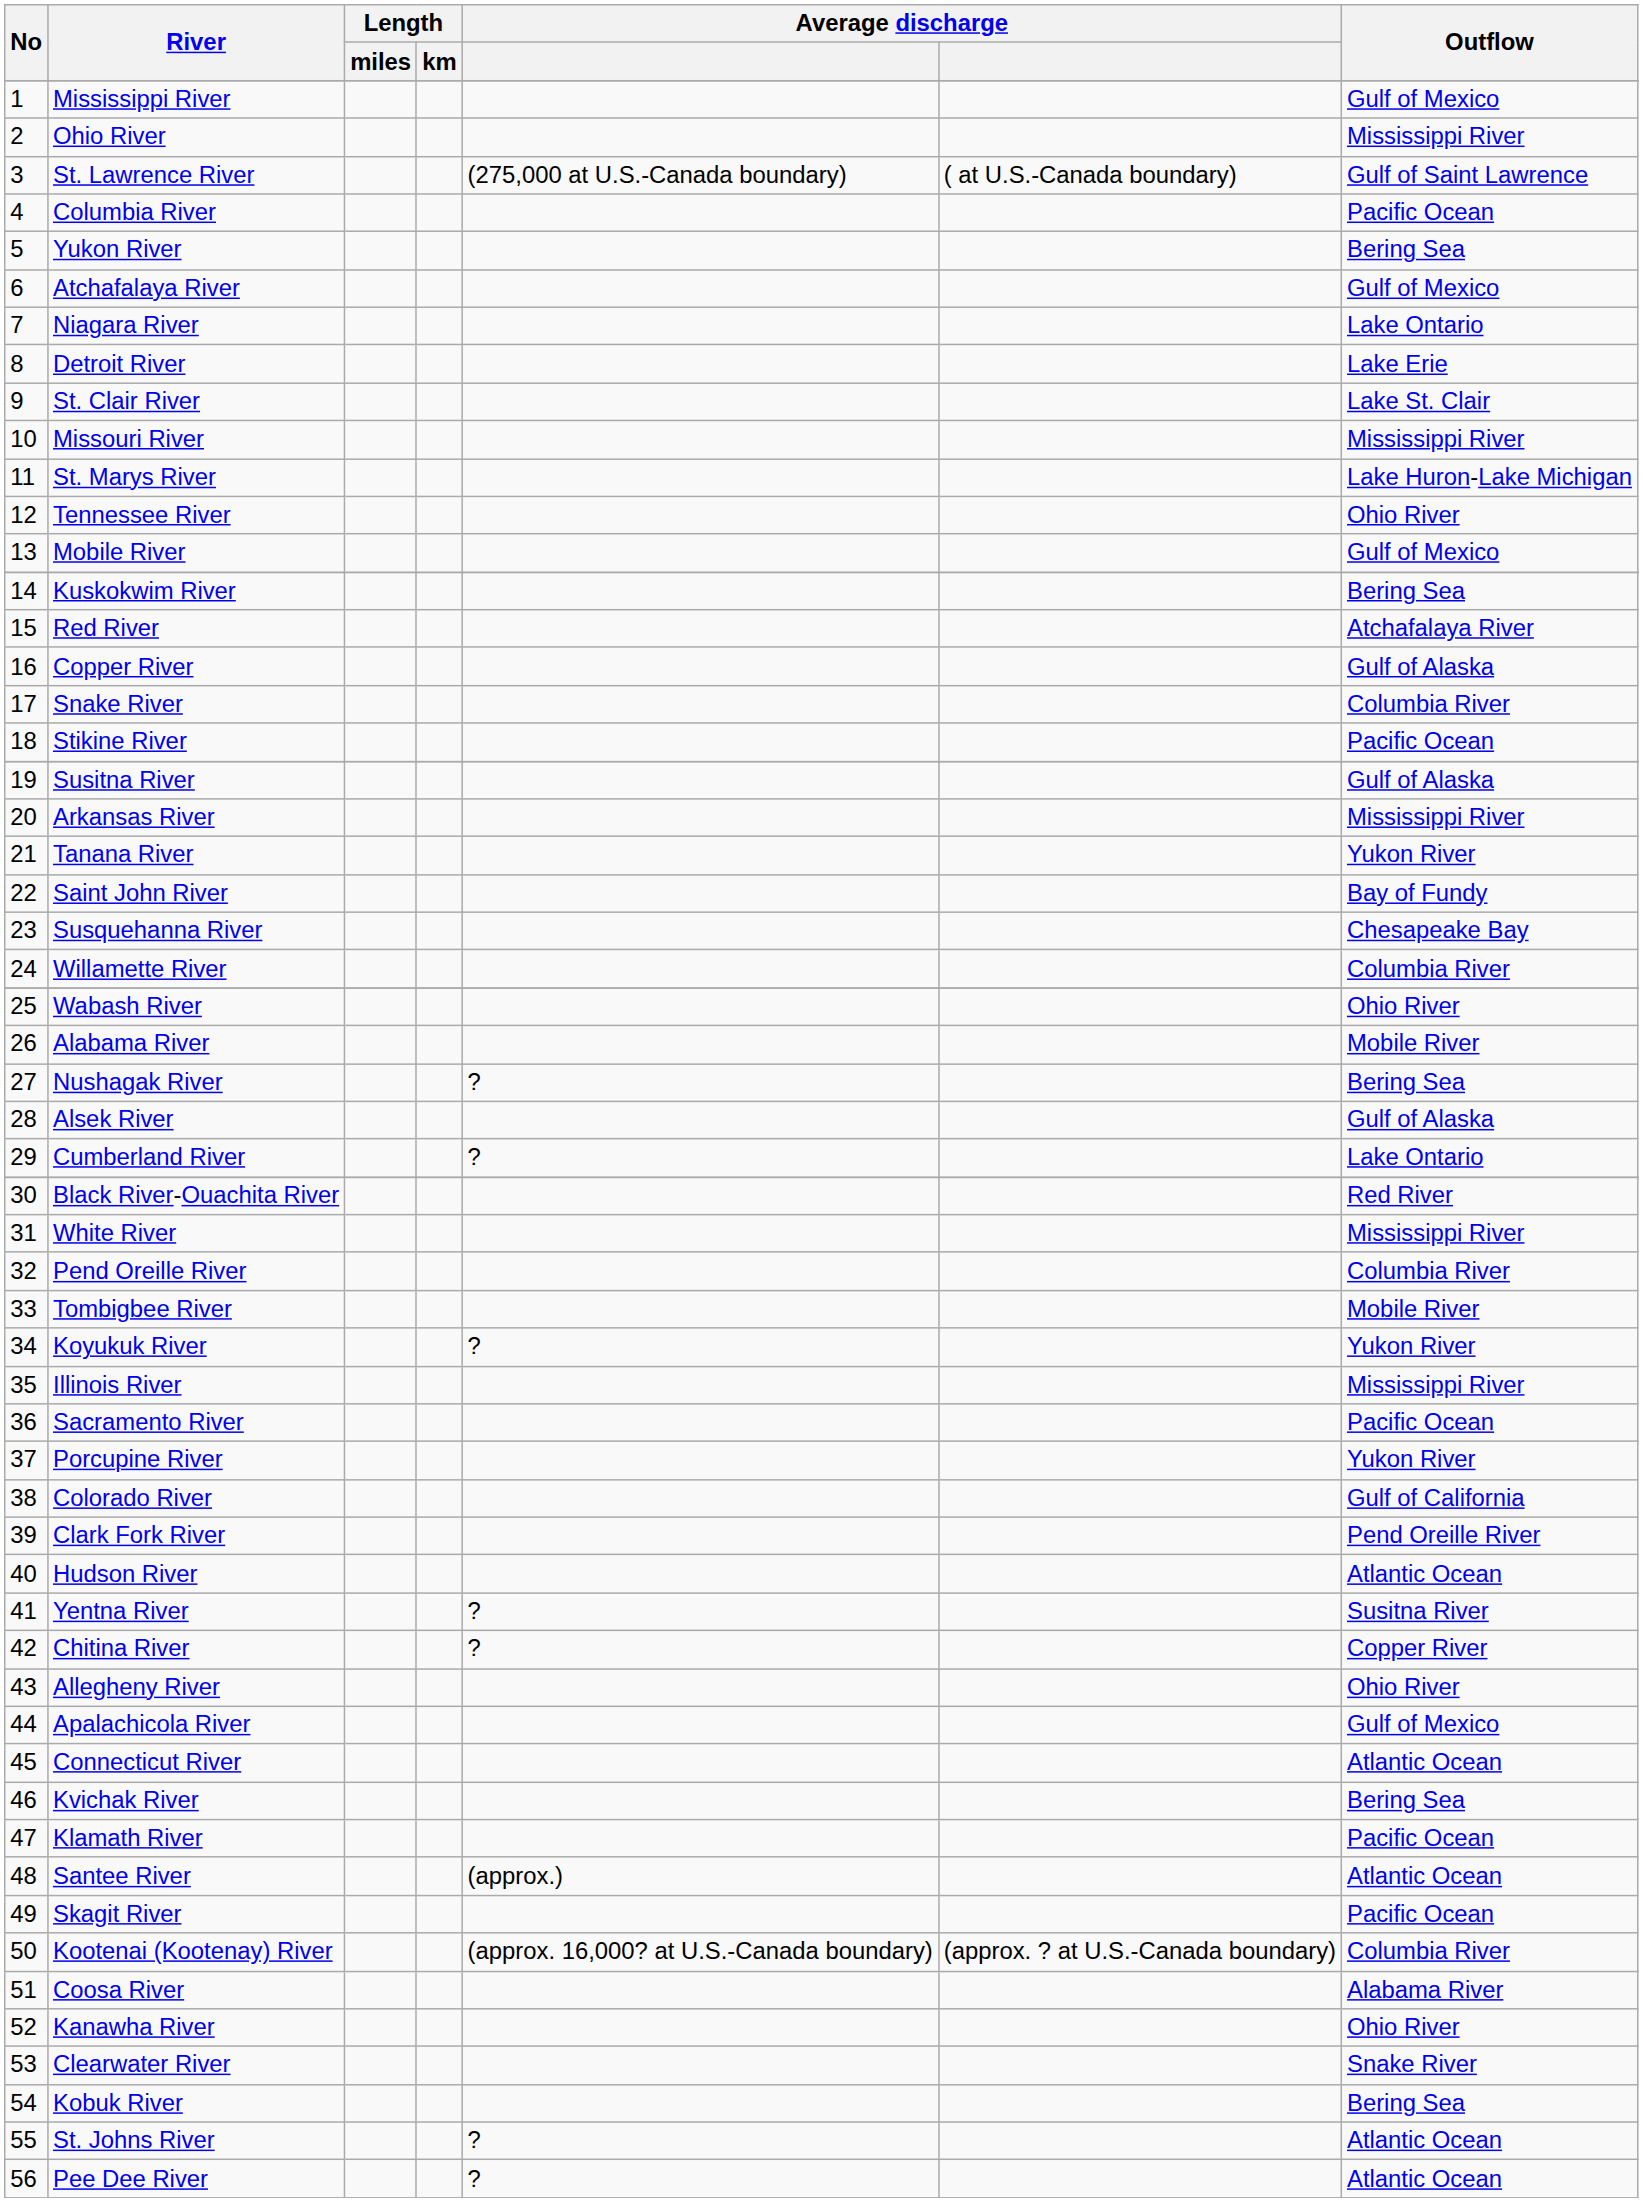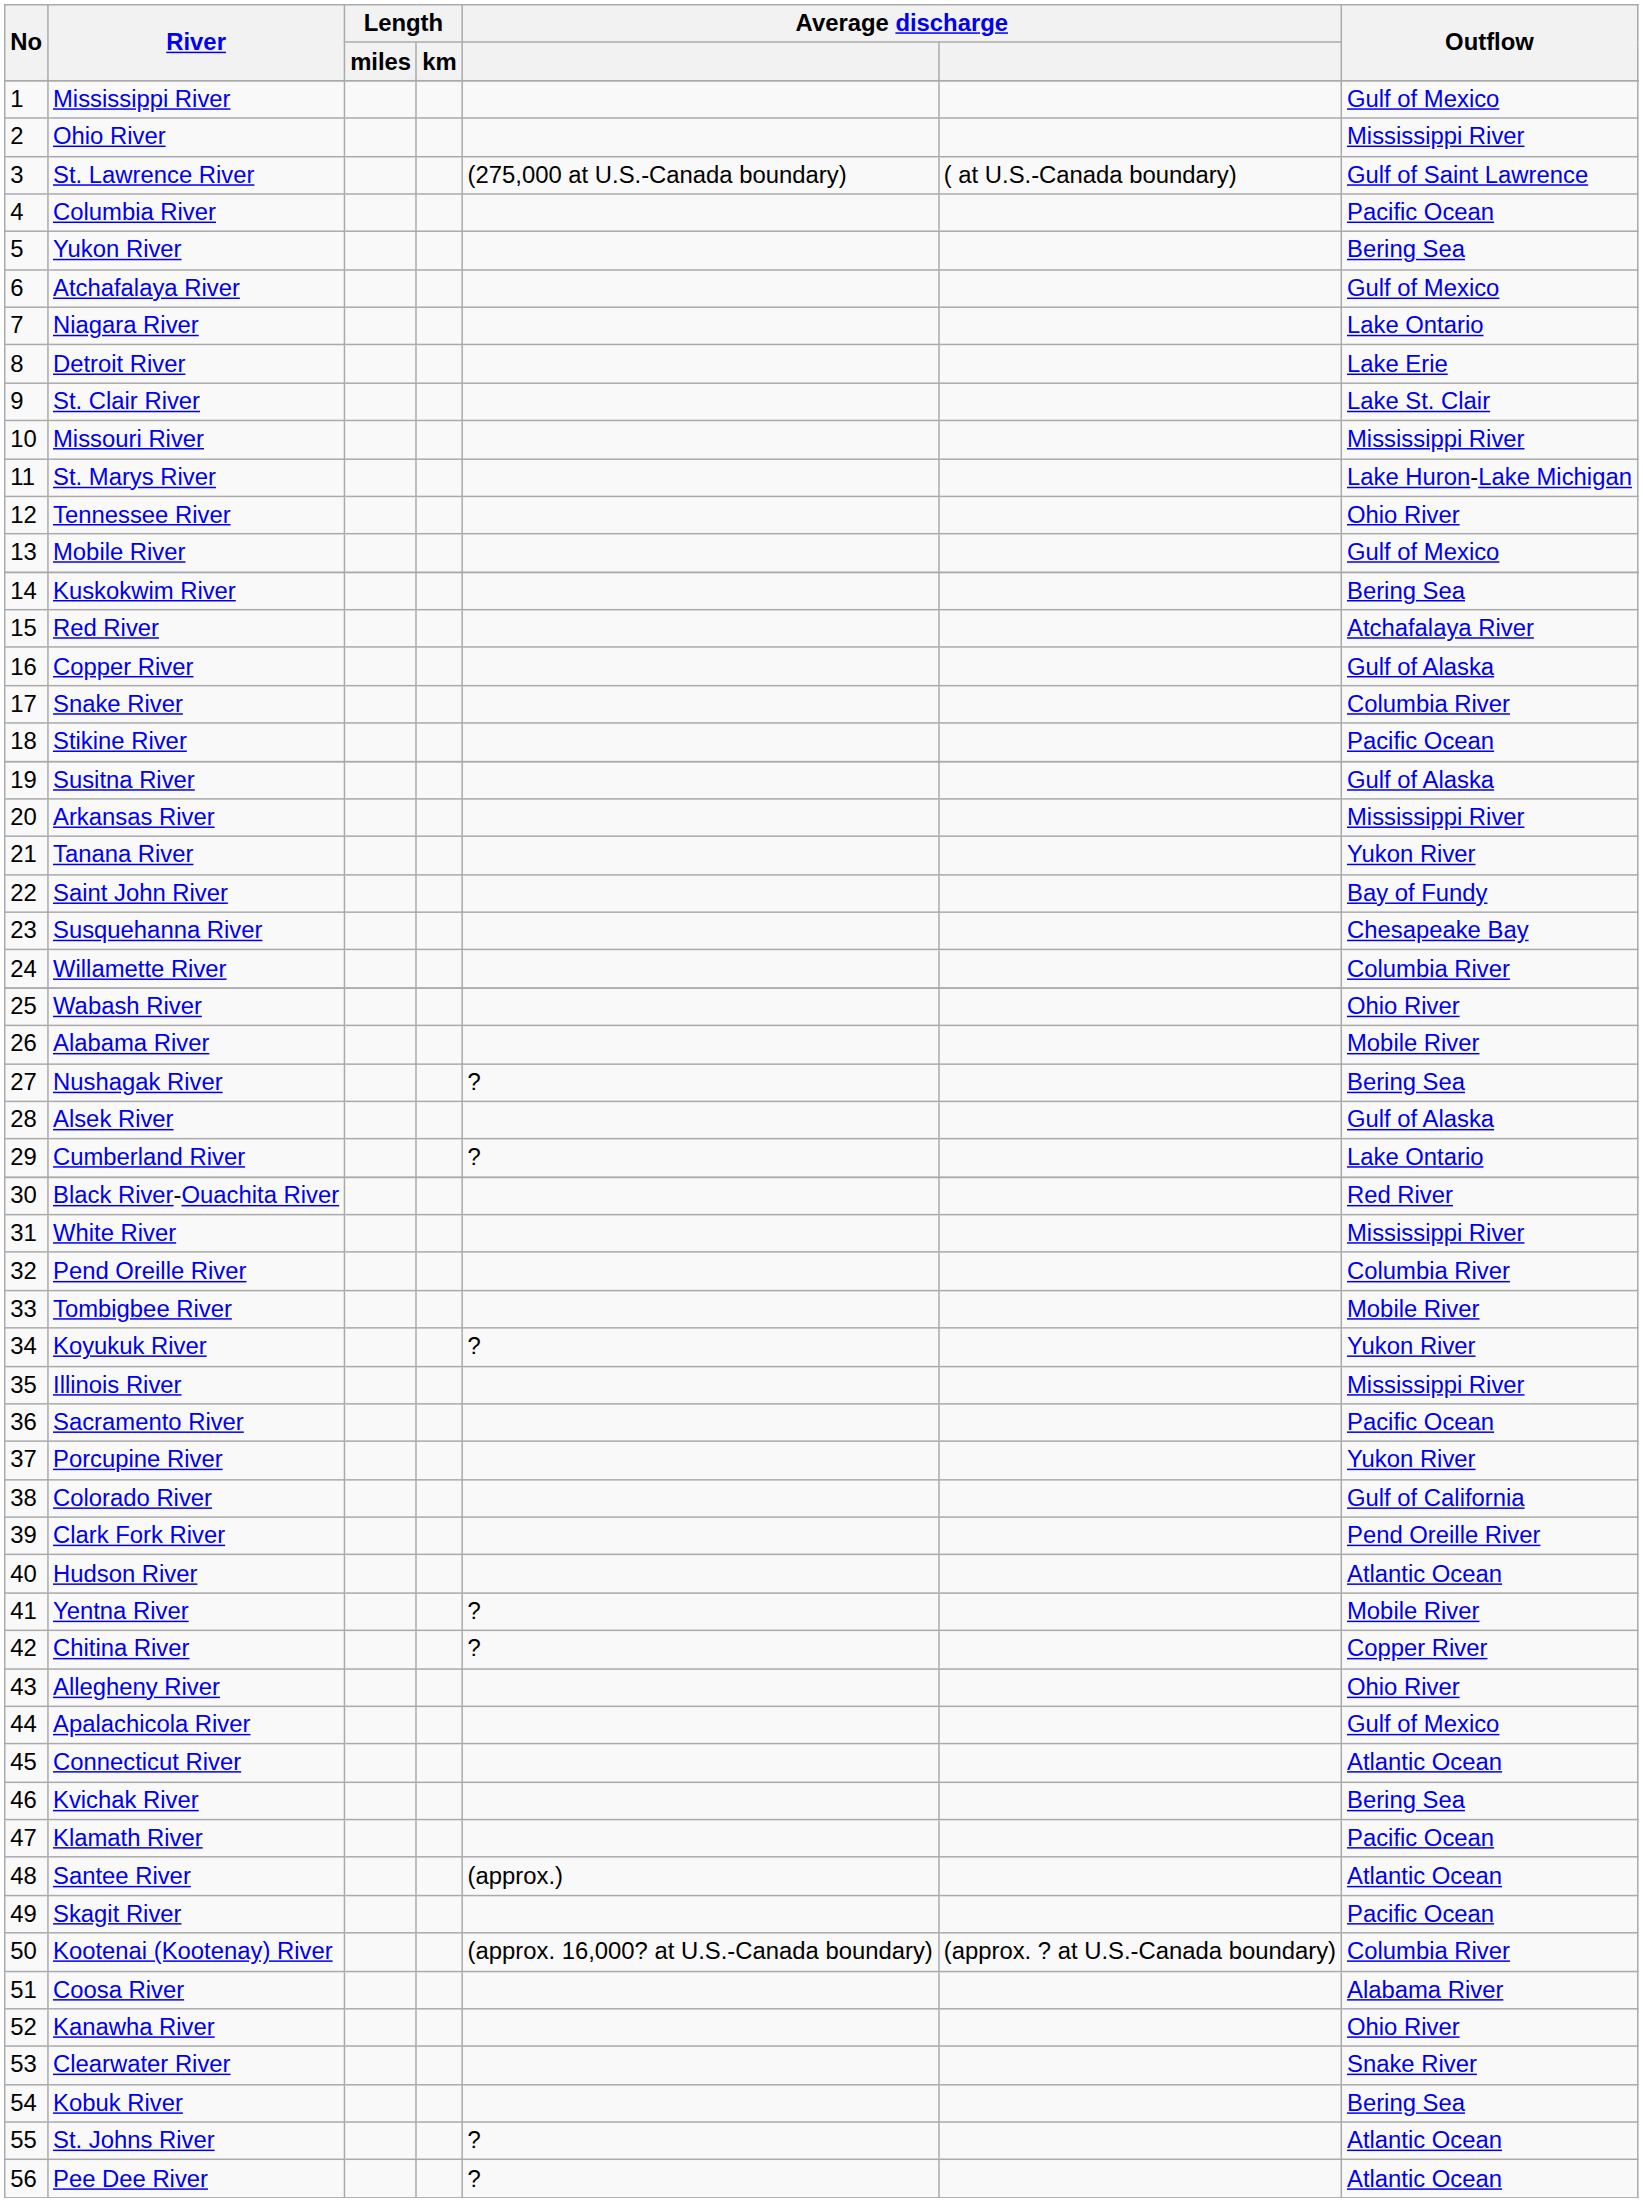(1418, 1611) Susitna River -> (1413, 1611) Mobile River
